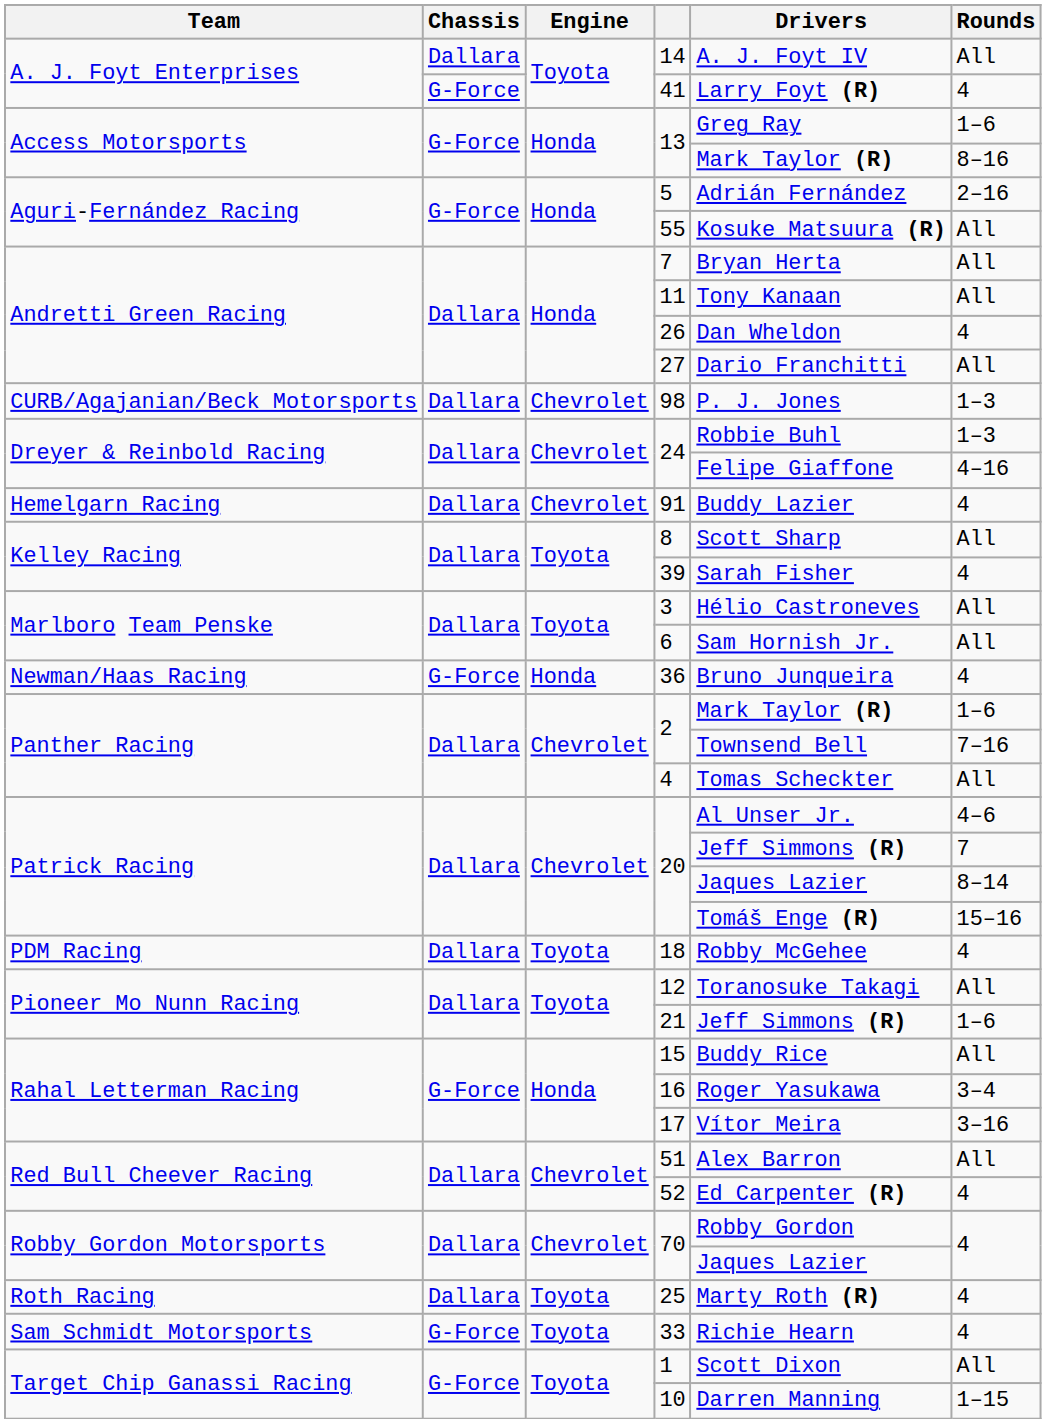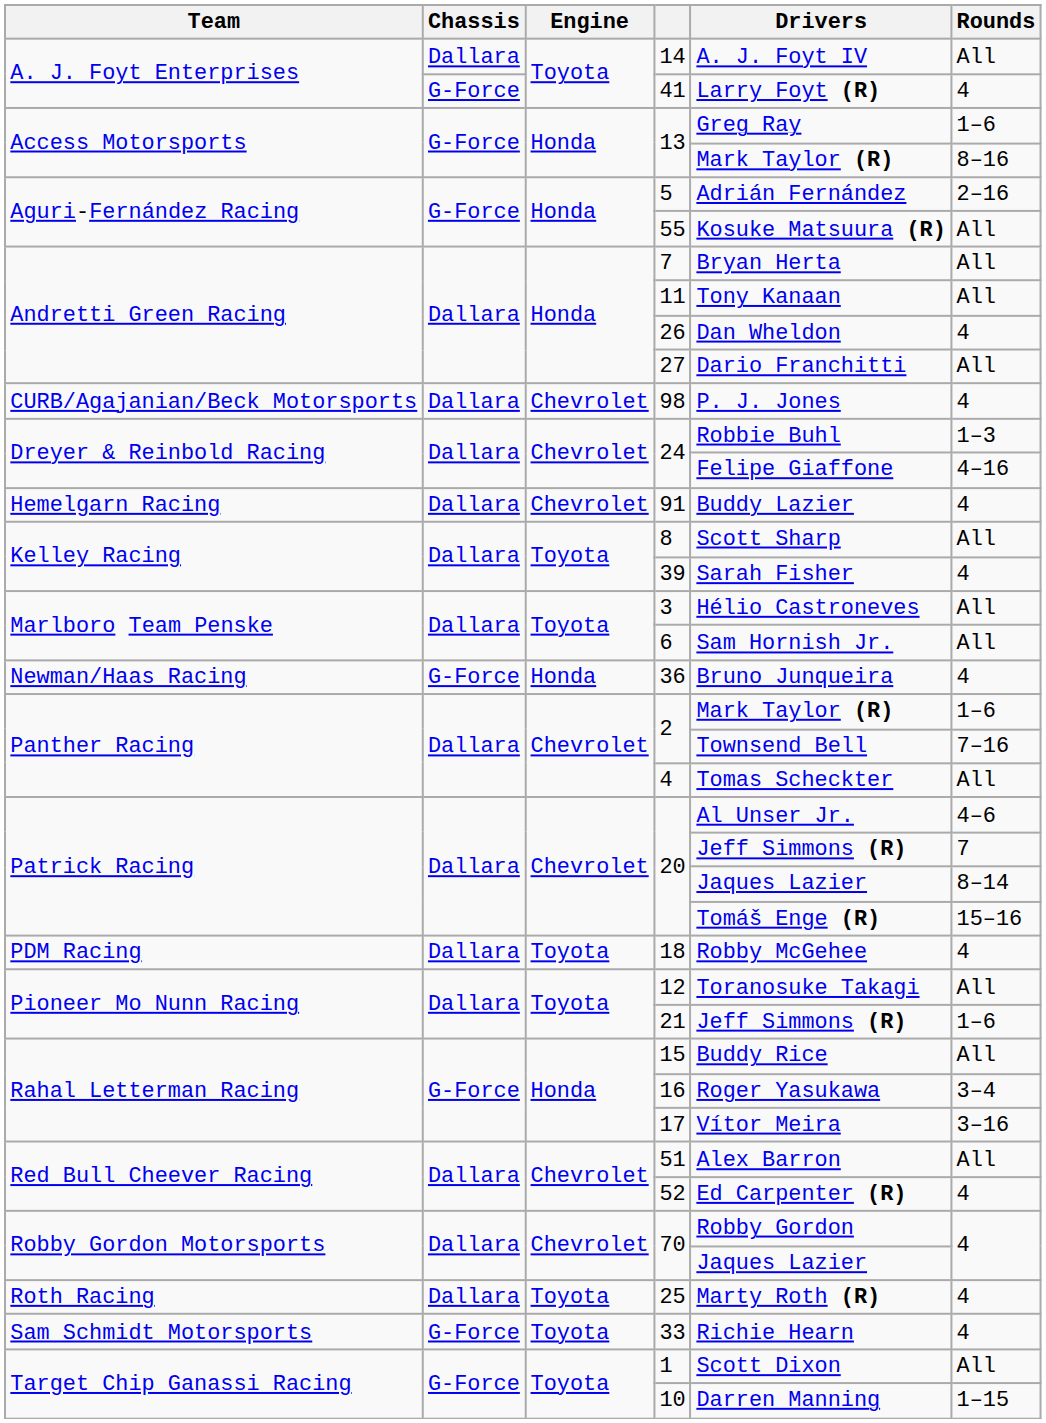(976, 401) 1–3 -> (963, 401) 4
